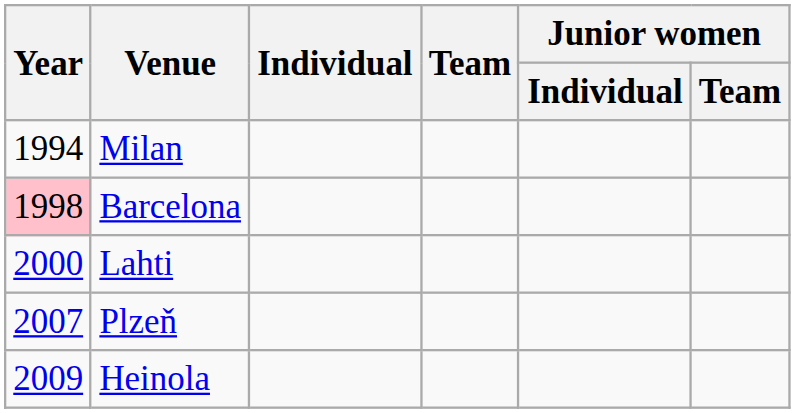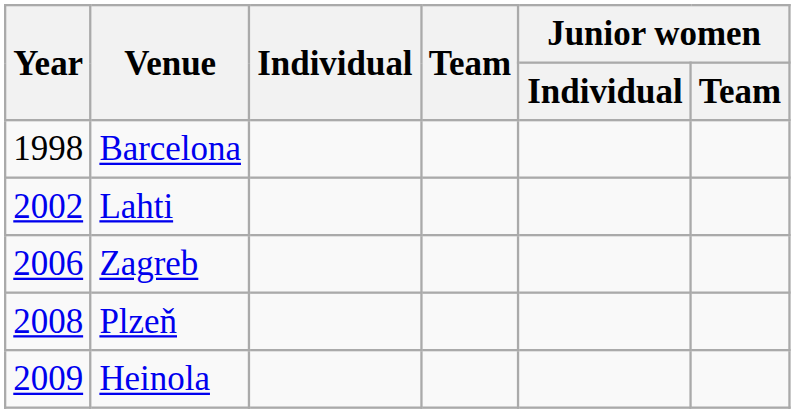- row: (141, 148)
(48, 206) pink background -> (48, 148) no background
(48, 264) 2000 -> (48, 206) 2002
+ row: (149, 264)
(48, 321) 2007 -> (48, 321) 2008
